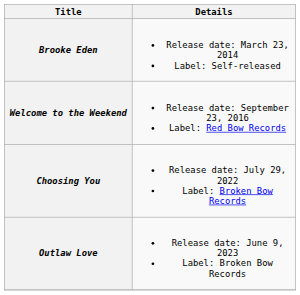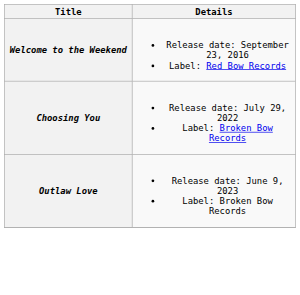- row: (68, 50)
